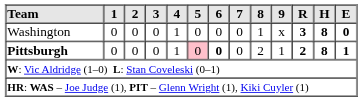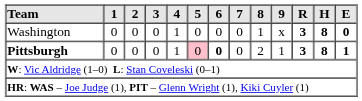(303, 50) 2 -> (303, 50) 3
